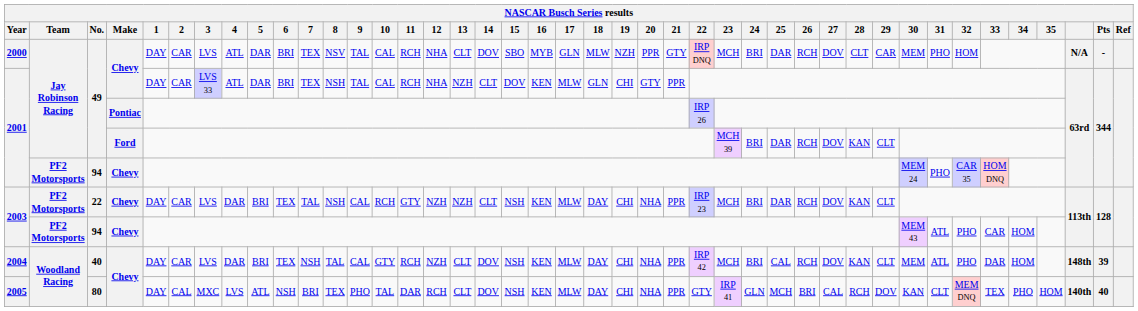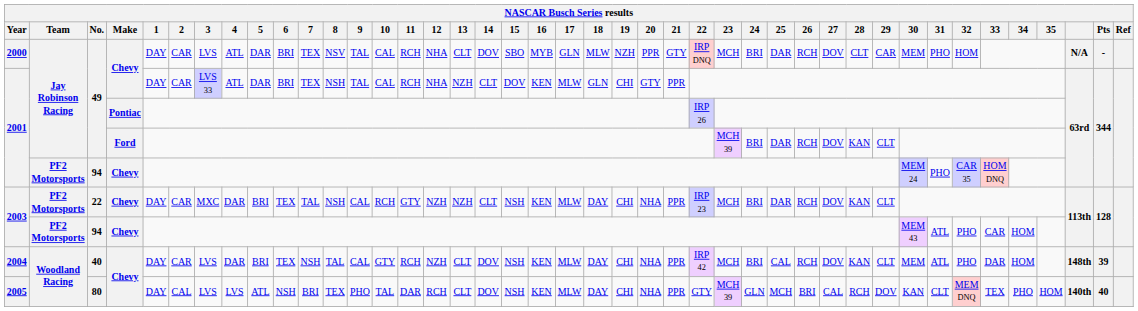(208, 202) LVS -> (208, 202) MXC
(208, 291) MXC -> (208, 291) LVS
(728, 291) IRP 41 -> (728, 291) MCH 39
